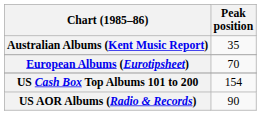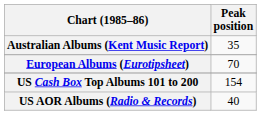(233, 100) 90 -> (233, 100) 40
